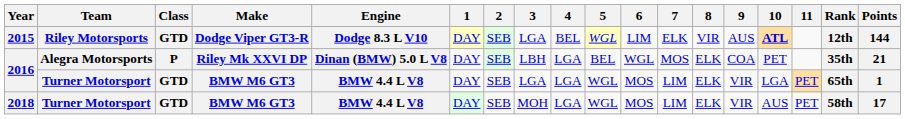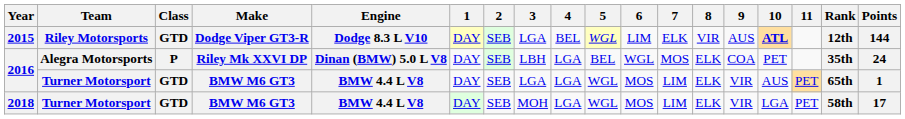(879, 59) 21 -> (879, 59) 24
(775, 81) LGA -> (775, 81) AUS
(775, 103) AUS -> (775, 103) LGA
